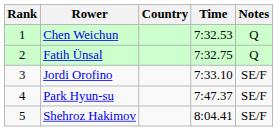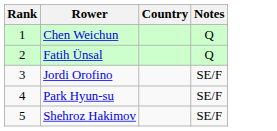- column: (213, 14)
